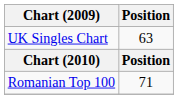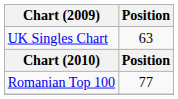(146, 82) 71 -> (146, 82) 77
